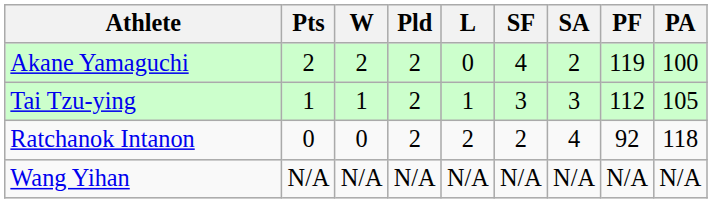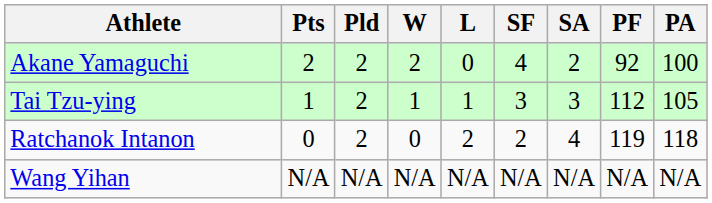columns swapped: (415, 23) <-> (362, 23)
(627, 62) 119 -> (627, 62) 92
(627, 139) 92 -> (627, 139) 119
